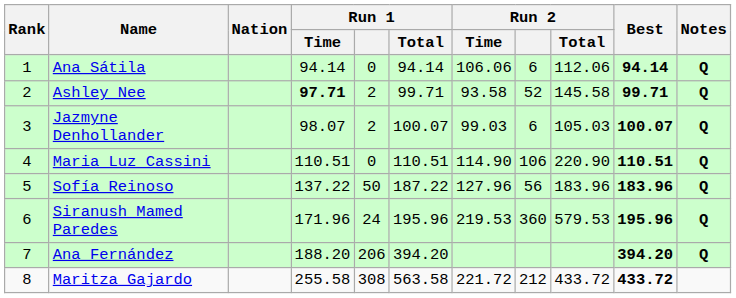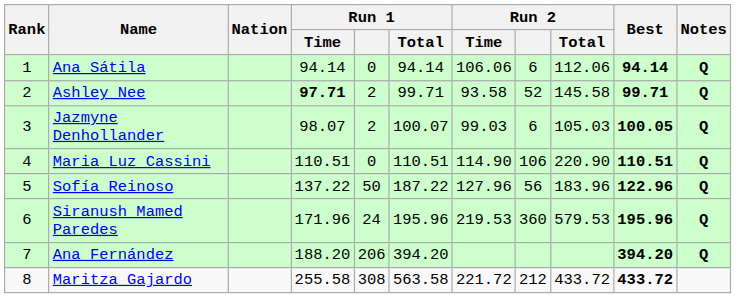(645, 127) 100.07 -> (645, 127) 100.05
(645, 186) 183.96 -> (645, 186) 122.96
